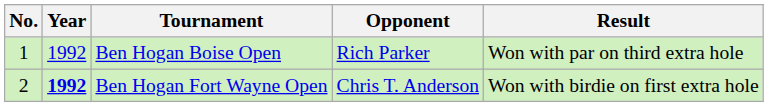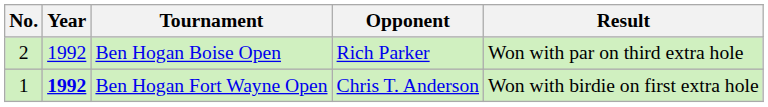(24, 53) 1 -> (24, 53) 2
(24, 85) 2 -> (24, 85) 1
